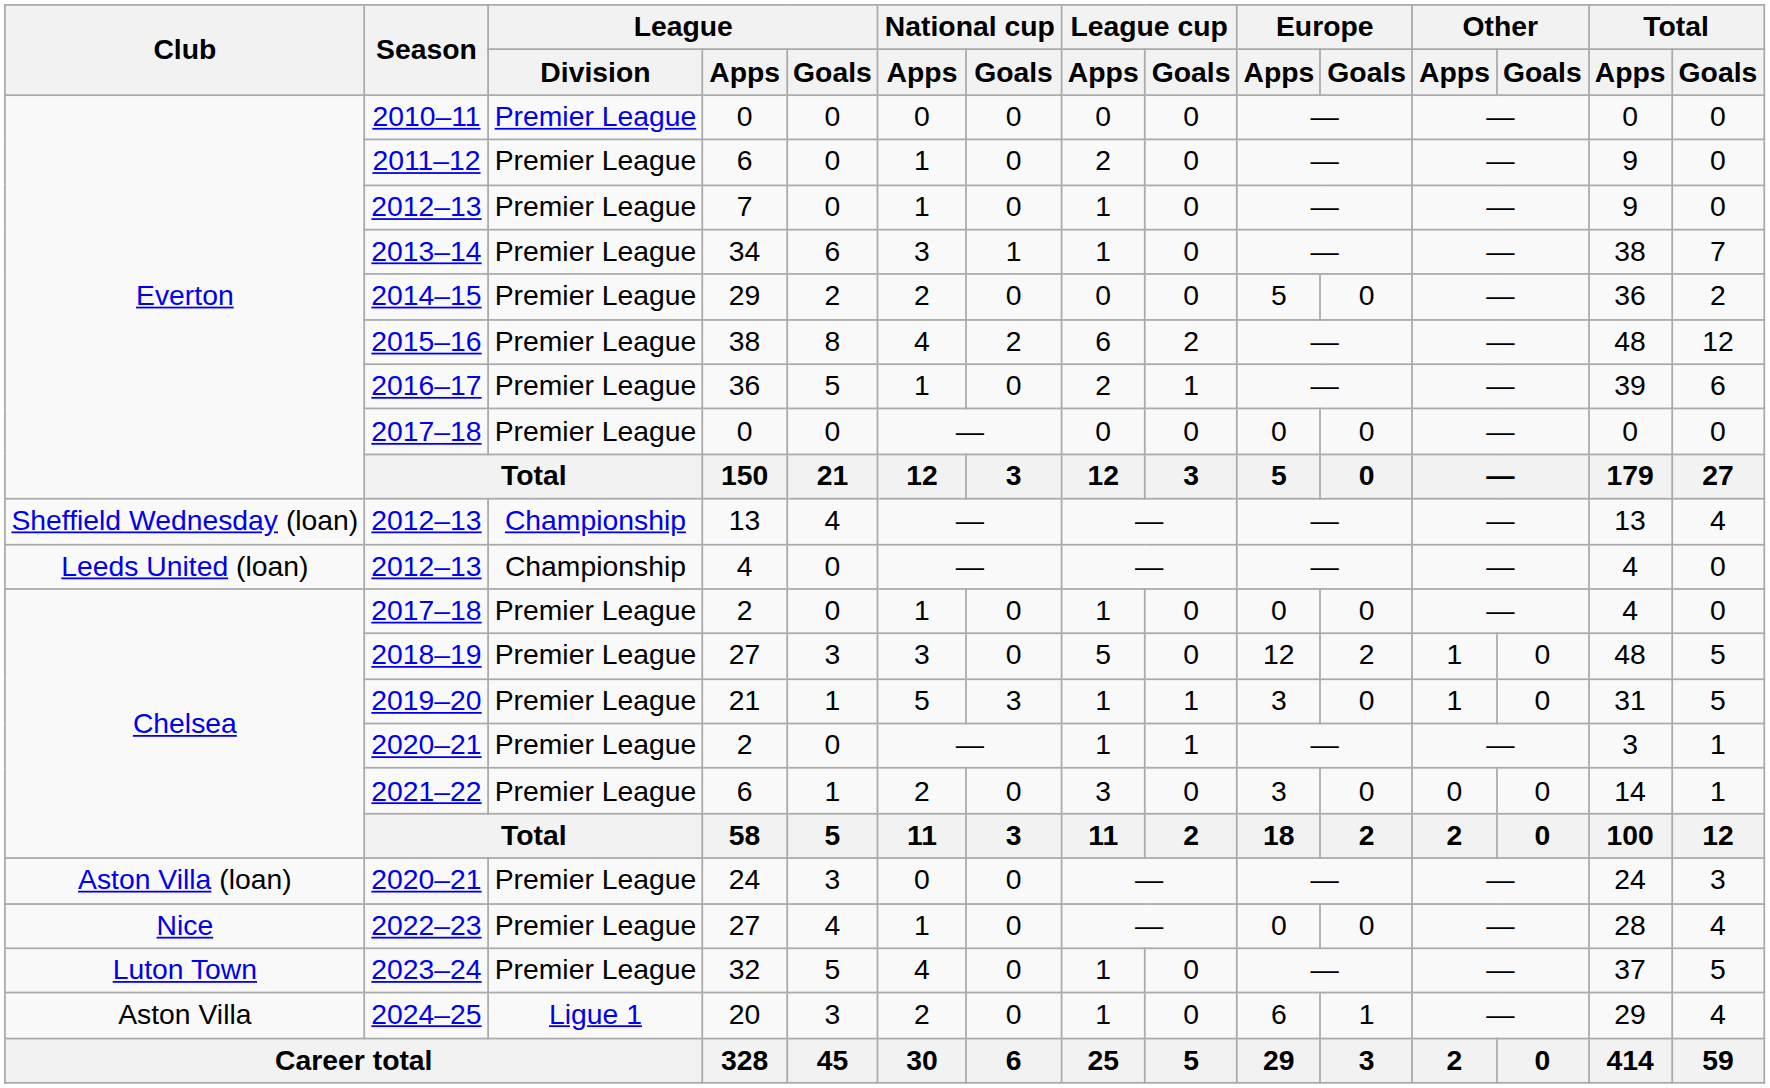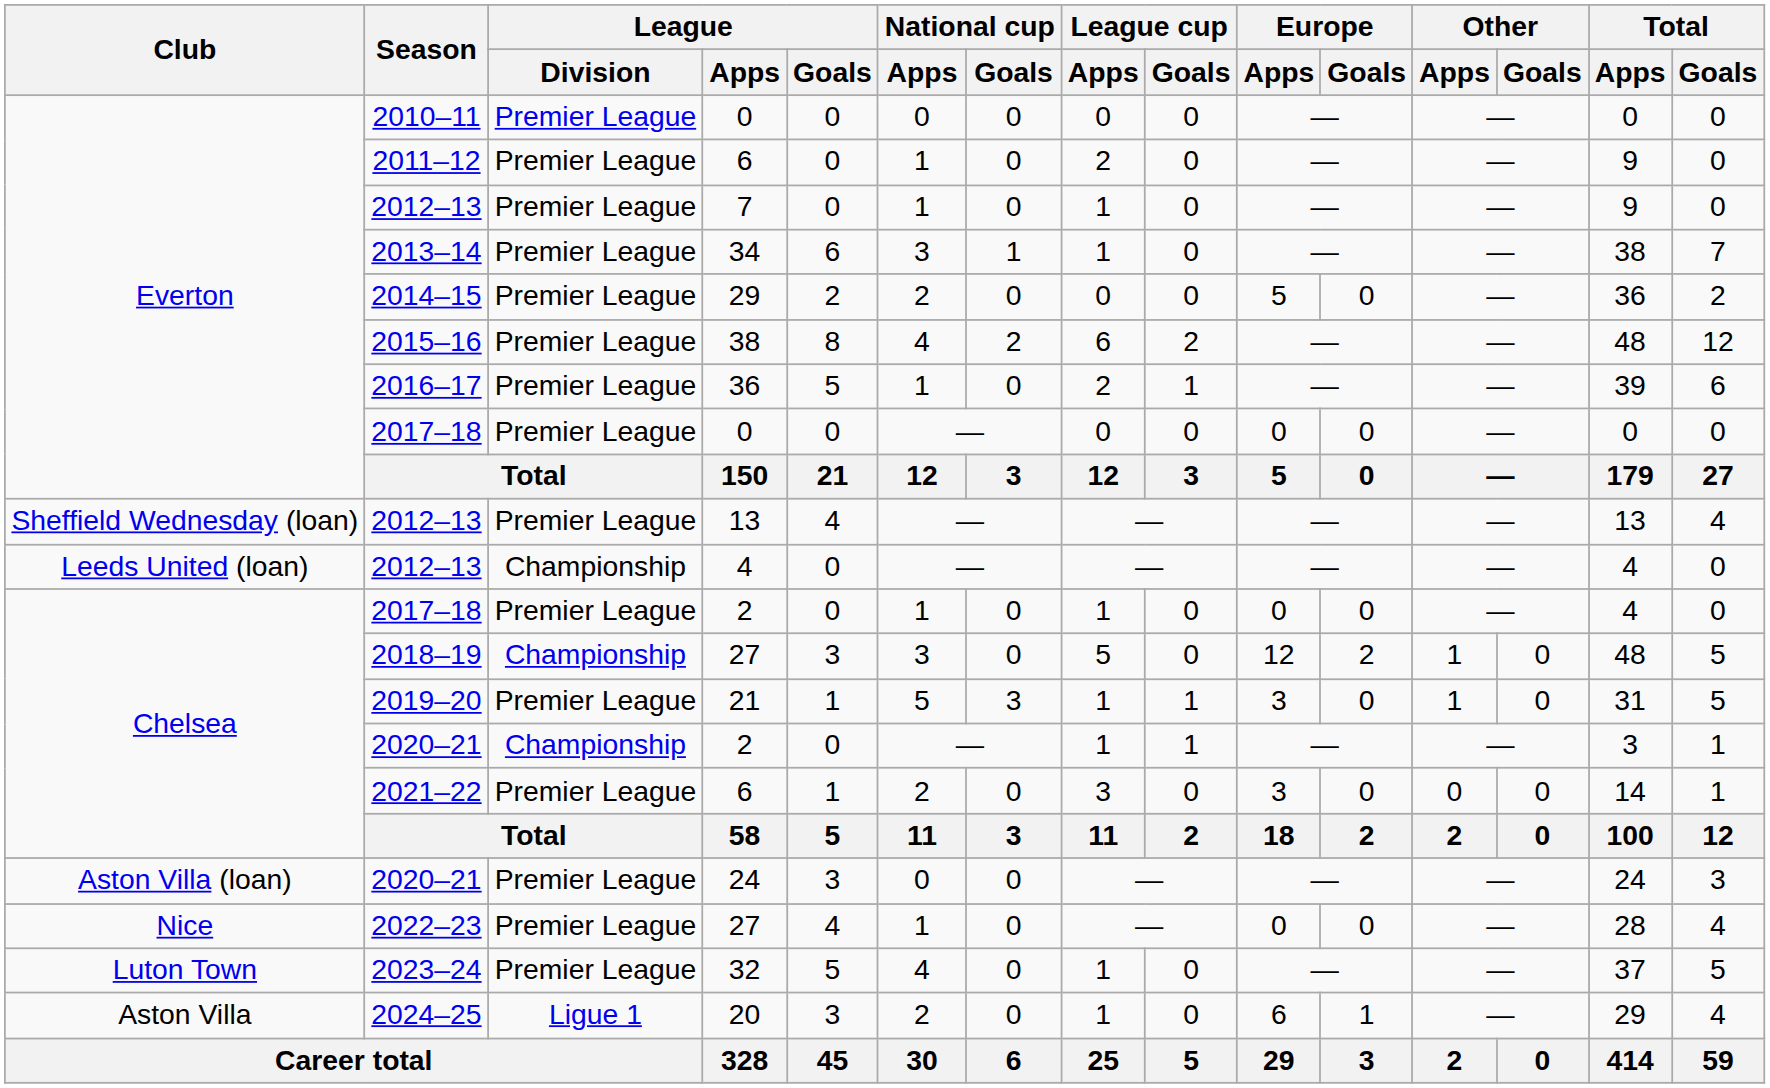(595, 521) Championship -> (595, 521) Premier League
(595, 655) Premier League -> (595, 655) Championship
(595, 745) Premier League -> (595, 745) Championship
